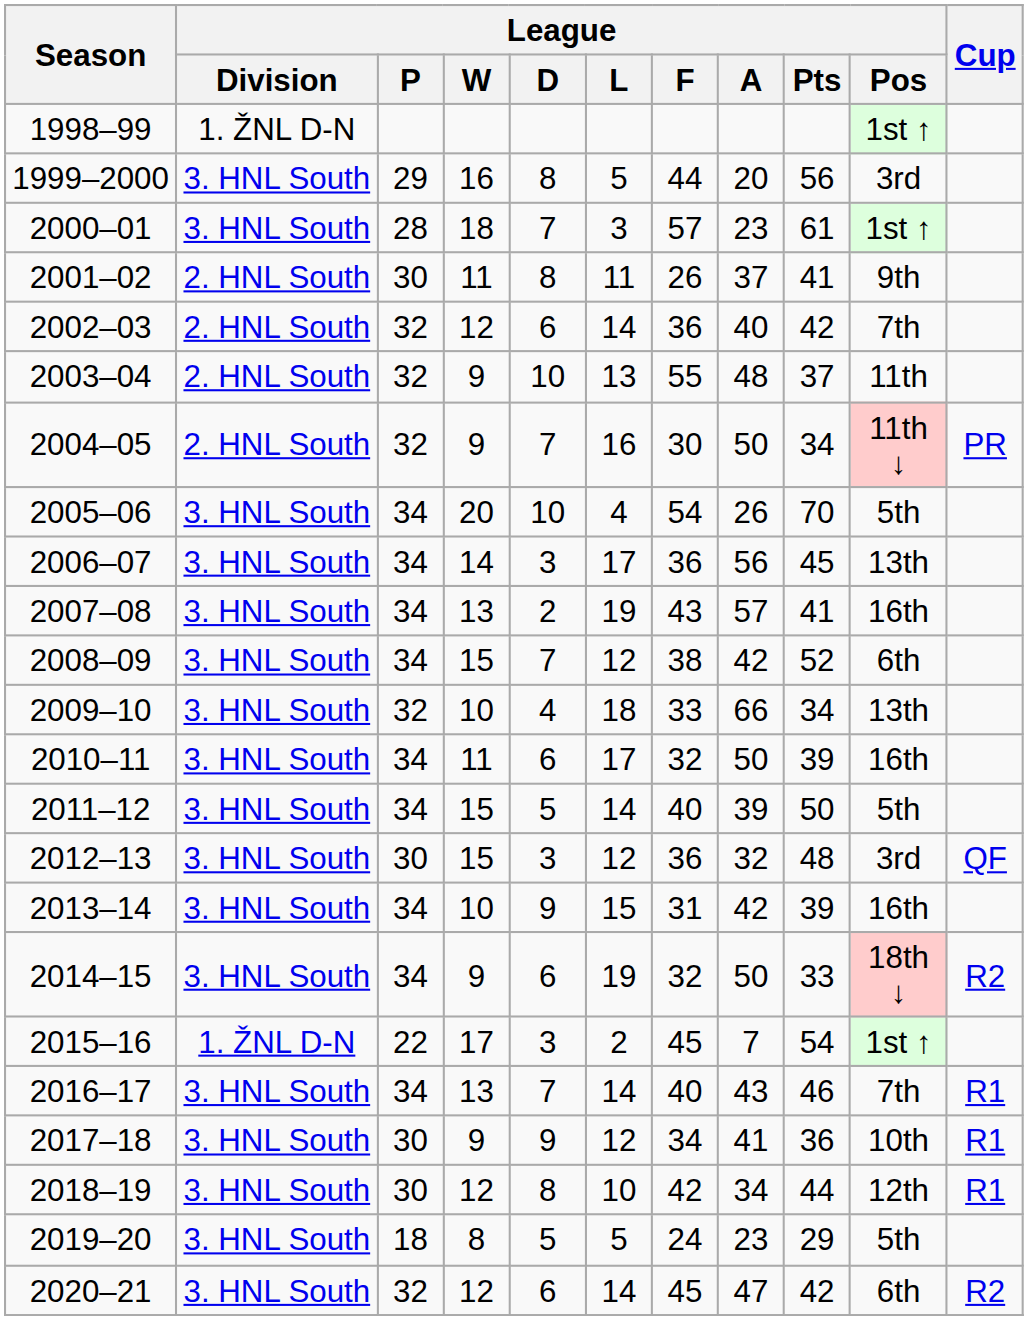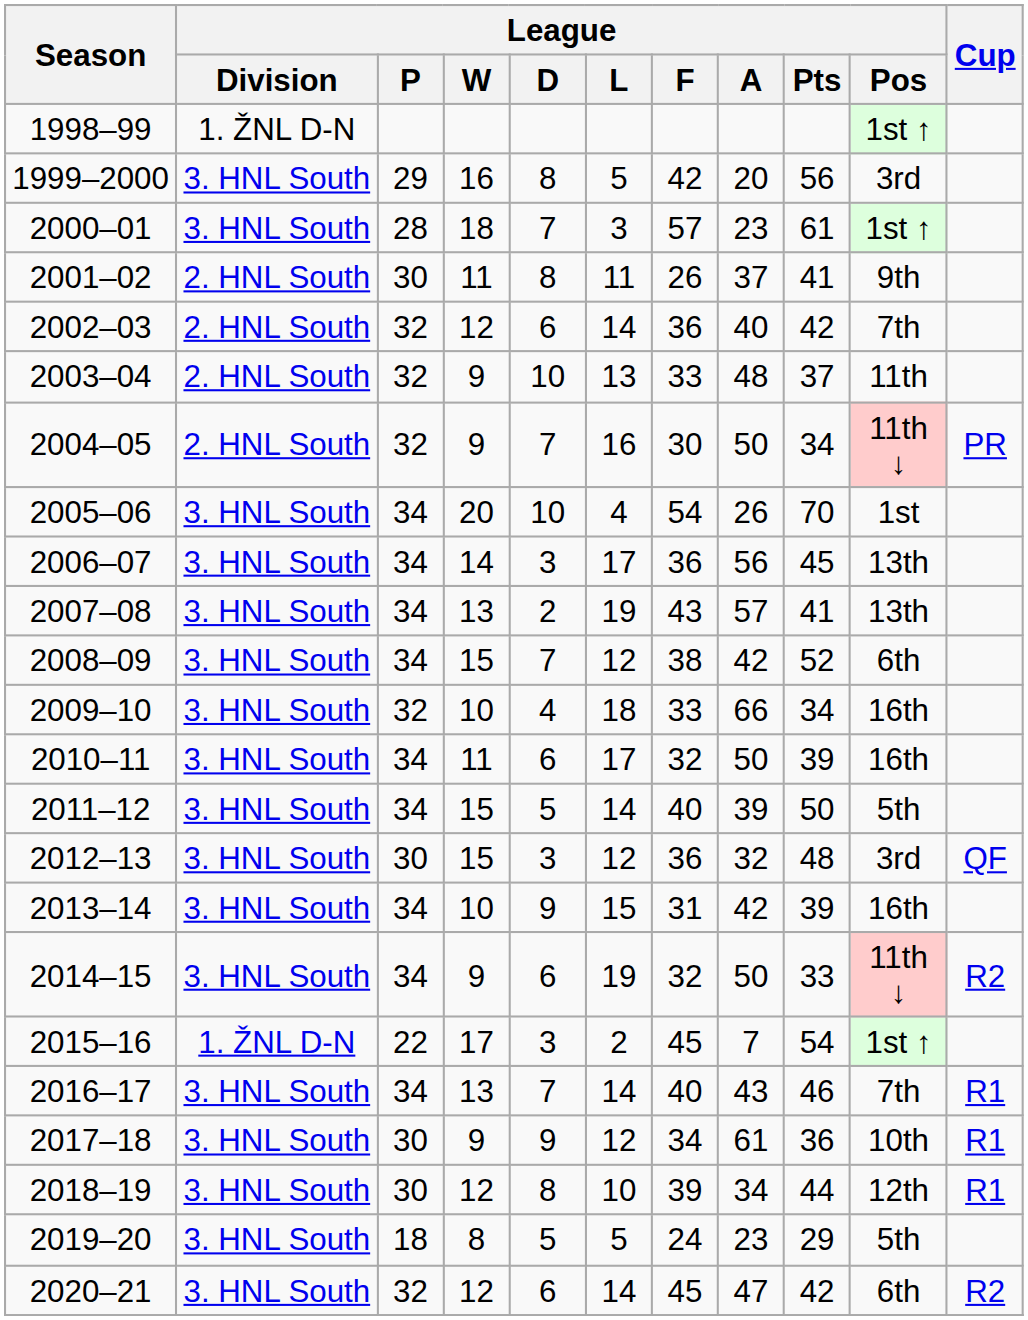(685, 179) 44 -> (685, 179) 42
(685, 377) 55 -> (685, 377) 33
(899, 511) 5th -> (899, 511) 1st
(899, 610) 16th -> (899, 610) 13th
(899, 709) 13th -> (899, 709) 16th
(899, 975) 18th ↓ -> (899, 975) 11th ↓
(751, 1141) 41 -> (751, 1141) 61
(685, 1191) 42 -> (685, 1191) 39
